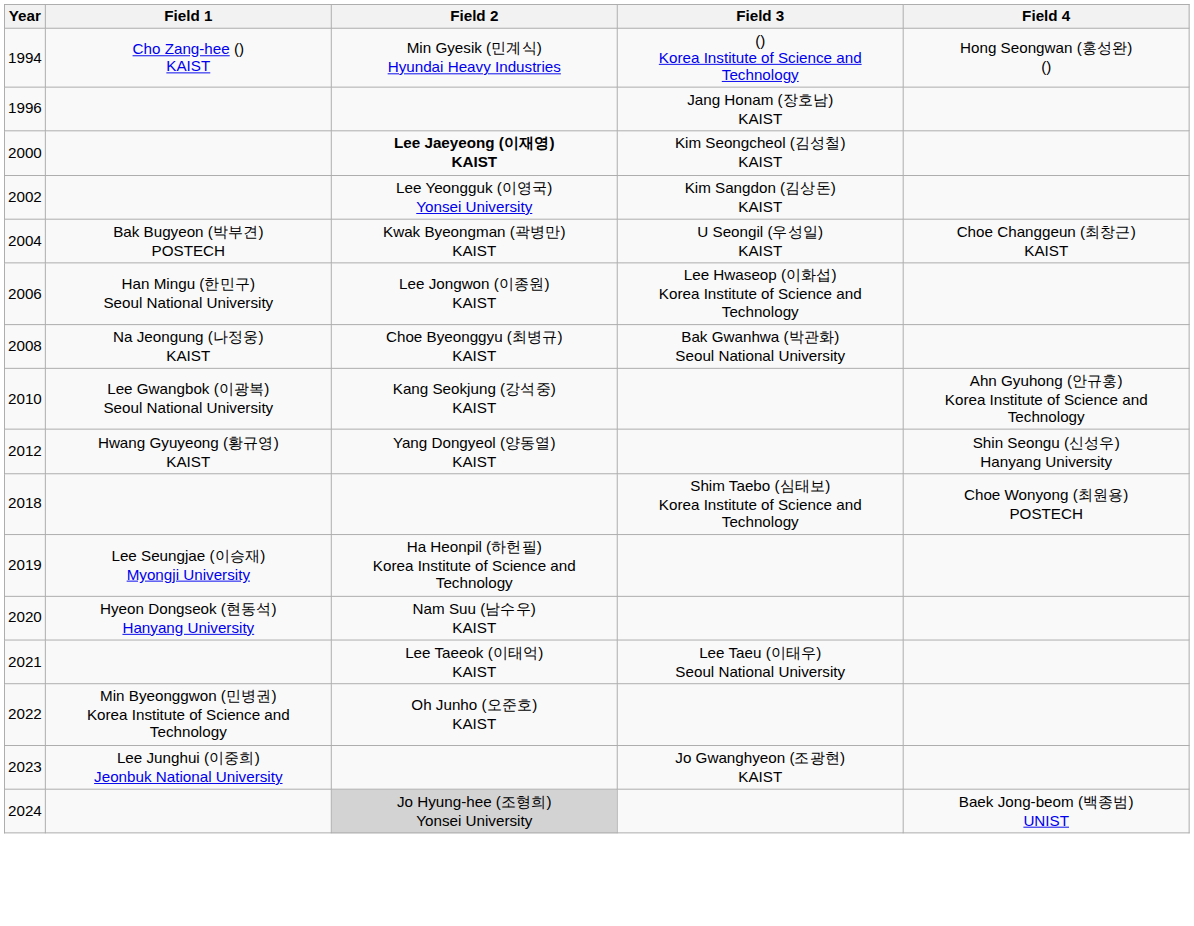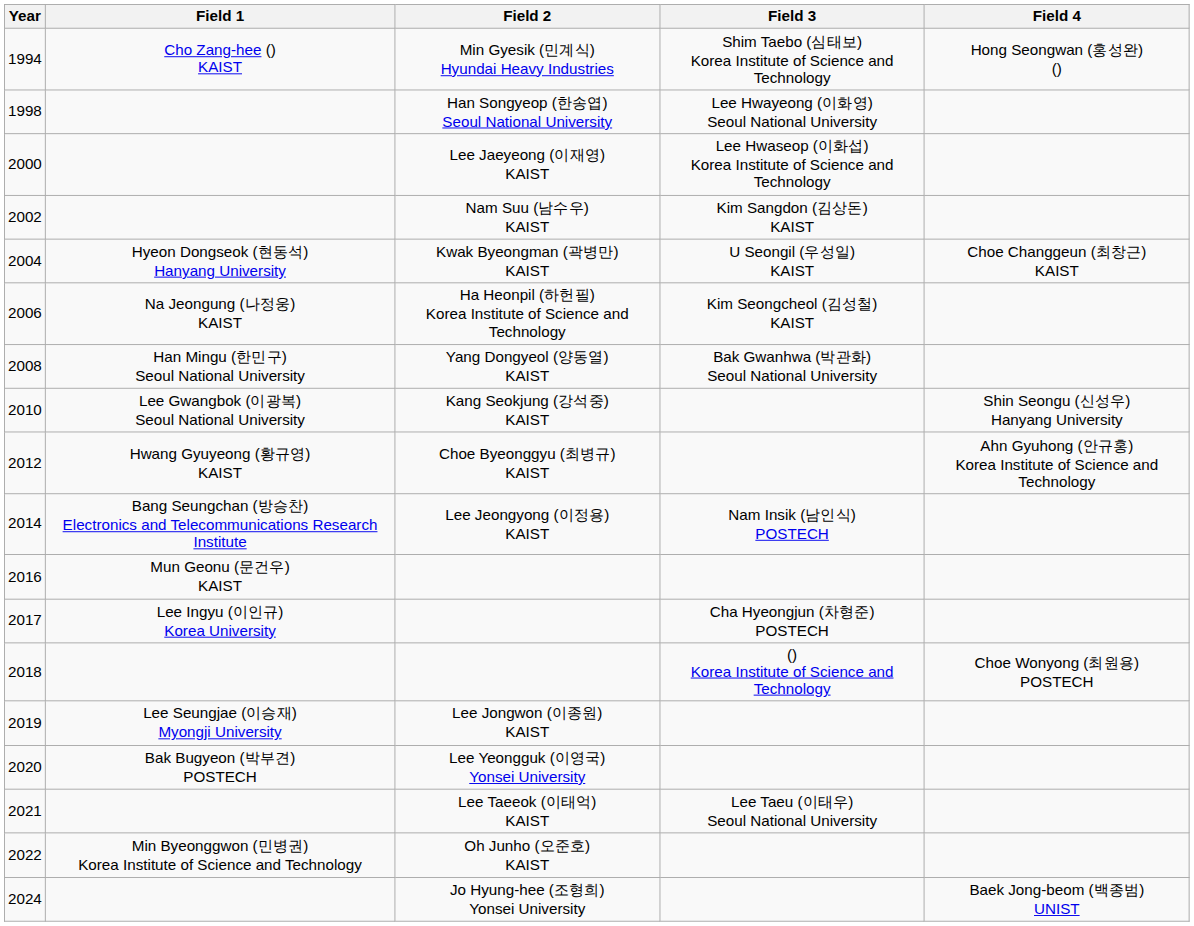(760, 57) () Korea Institute of Science and Technology -> (792, 59) Shim Taebo (심태보) Korea Institute of Science and Technology
- row: (25, 108)
+ row: (25, 111)
(474, 153) bold -> (527, 164) normal
(760, 153) Kim Seongcheol (김성철) KAIST -> (792, 164) Lee Hwaseop (이화섭) Korea Institute of Science and Technology
(474, 197) Lee Yeongguk (이영국) Yonsei University -> (527, 217) Nam Suu (남수우) KAIST
(188, 241) Bak Bugyeon (박부견) POSTECH -> (220, 261) Hyeon Dongseok (현동석) Hanyang University
(188, 294) Han Mingu (한민구) Seoul National University -> (220, 314) Na Jeongung (나정웅) KAIST
(474, 294) Lee Jongwon (이종원) KAIST -> (527, 314) Ha Heonpil (하헌필) Korea Institute of Science and Technology
(760, 294) Lee Hwaseop (이화섭) Korea Institute of Science and Technology -> (792, 314) Kim Seongcheol (김성철) KAIST
(188, 346) Na Jeongung (나정웅) KAIST -> (220, 366) Han Mingu (한민구) Seoul National University
(474, 346) Choe Byeonggyu (최병규) KAIST -> (527, 366) Yang Dongyeol (양동열) KAIST
(1046, 399) Ahn Gyuhong (안규홍) Korea Institute of Science and Technology -> (1057, 410) Shin Seongu (신성우) Hanyang University
(474, 452) Yang Dongyeol (양동열) KAIST -> (527, 463) Choe Byeonggyu (최병규) KAIST
(1046, 452) Shin Seongu (신성우) Hanyang University -> (1057, 463) Ahn Gyuhong (안규홍) Korea Institute of Science and Technology
+ row: (25, 524)
+ row: (25, 576)
+ row: (25, 620)
(760, 504) Shim Taebo (심태보) Korea Institute of Science and Technology -> (792, 671) () Korea Institute of Science and Technology
(474, 565) Ha Heonpil (하헌필) Korea Institute of Science and Technology -> (527, 723) Lee Jongwon (이종원) KAIST
(188, 618) Hyeon Dongseok (현동석) Hanyang University -> (220, 767) Bak Bugyeon (박부견) POSTECH
(474, 618) Nam Suu (남수우) KAIST -> (527, 767) Lee Yeongguk (이영국) Yonsei University
- row: (25, 767)
(474, 811) lightgrey background -> (527, 899) no background
